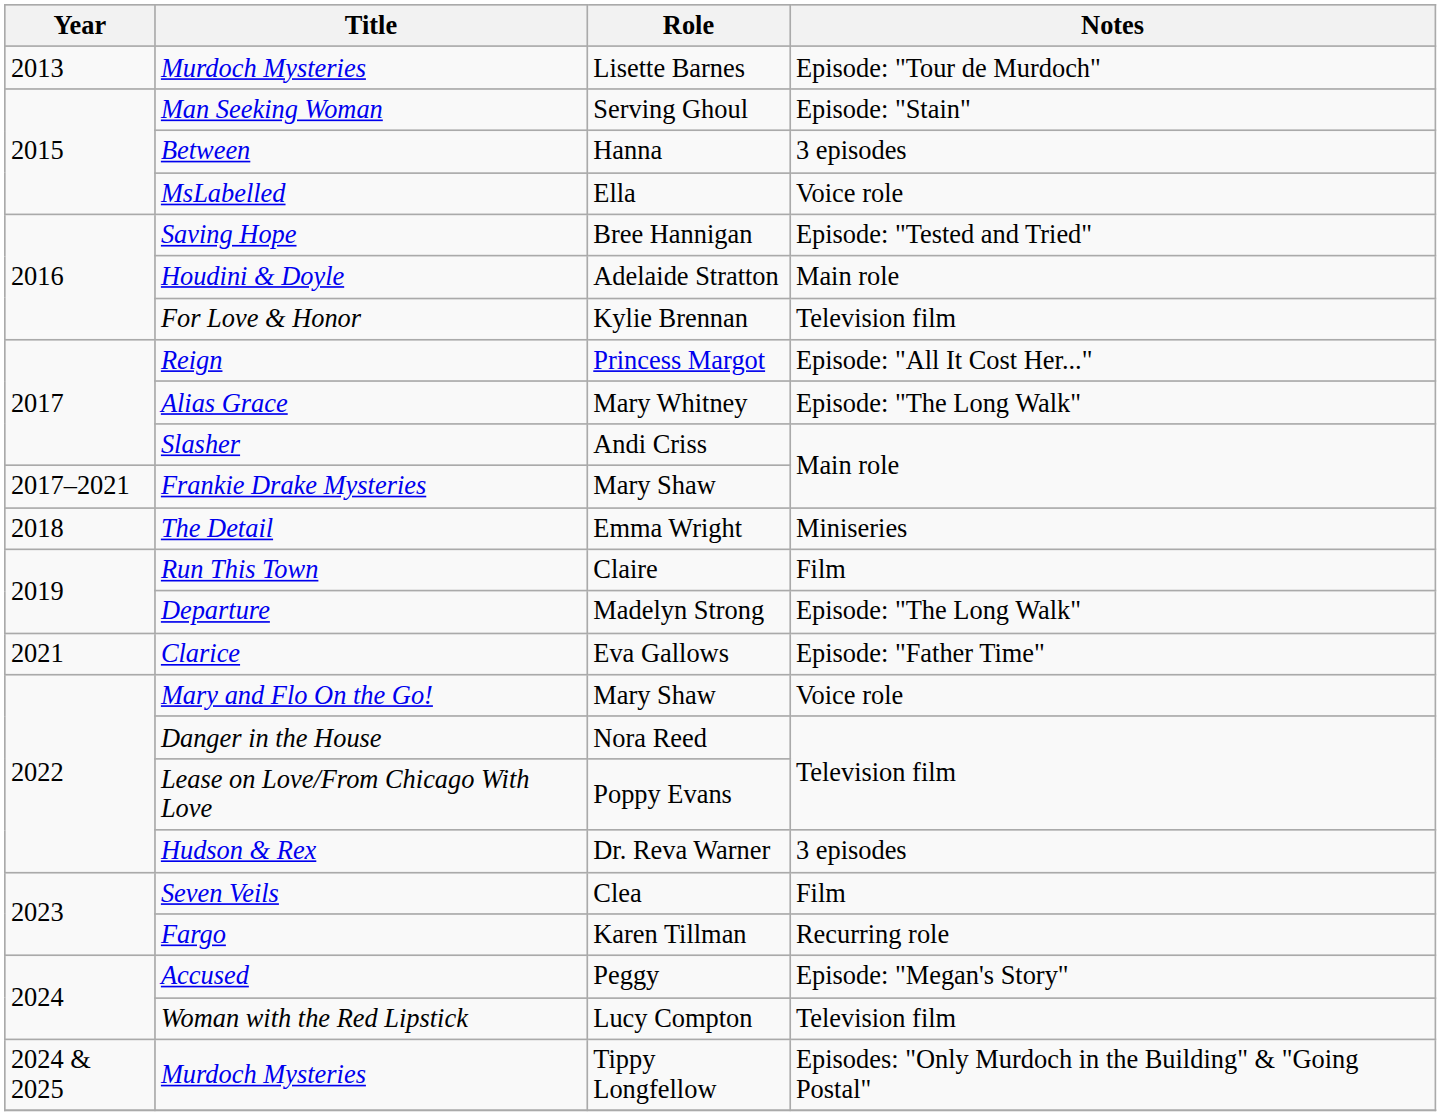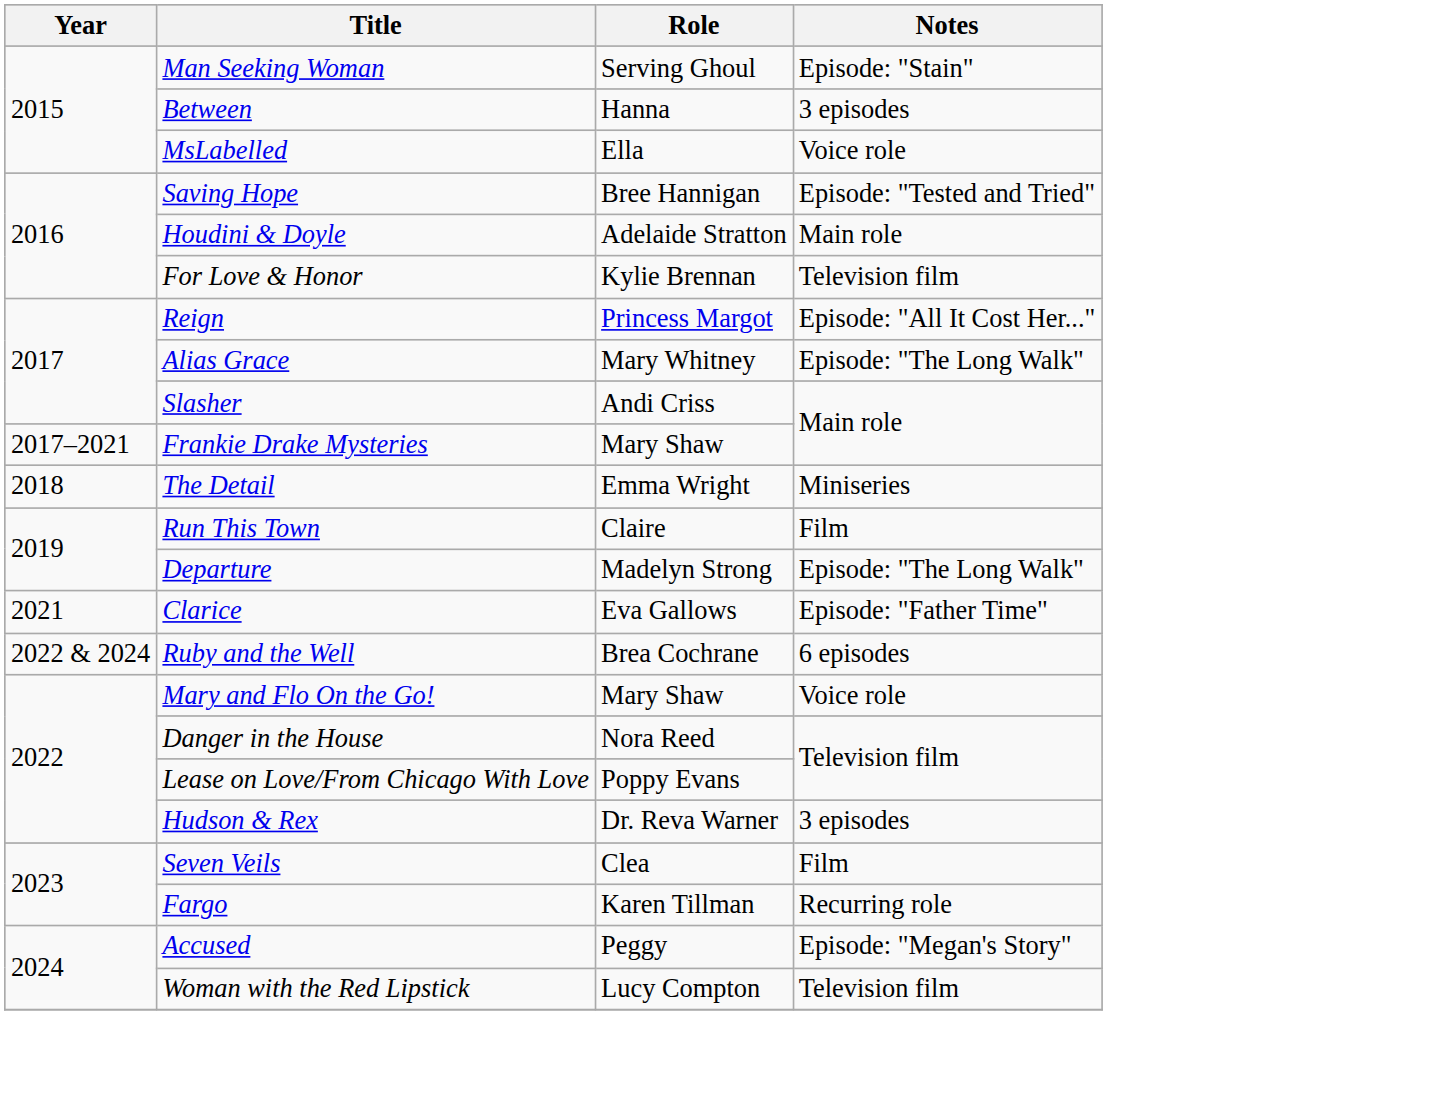- row: (263, 67)
+ row: (258, 653)
- row: (263, 1074)
